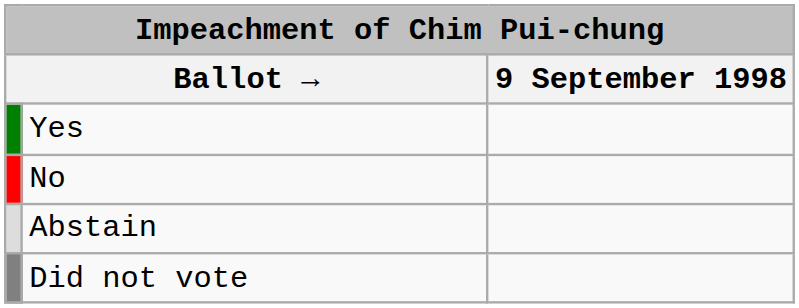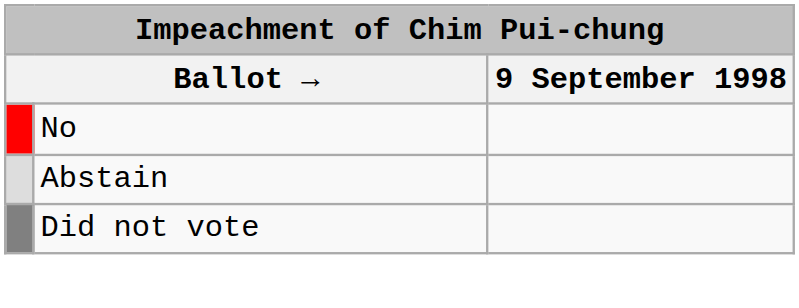- row: (57, 129)
